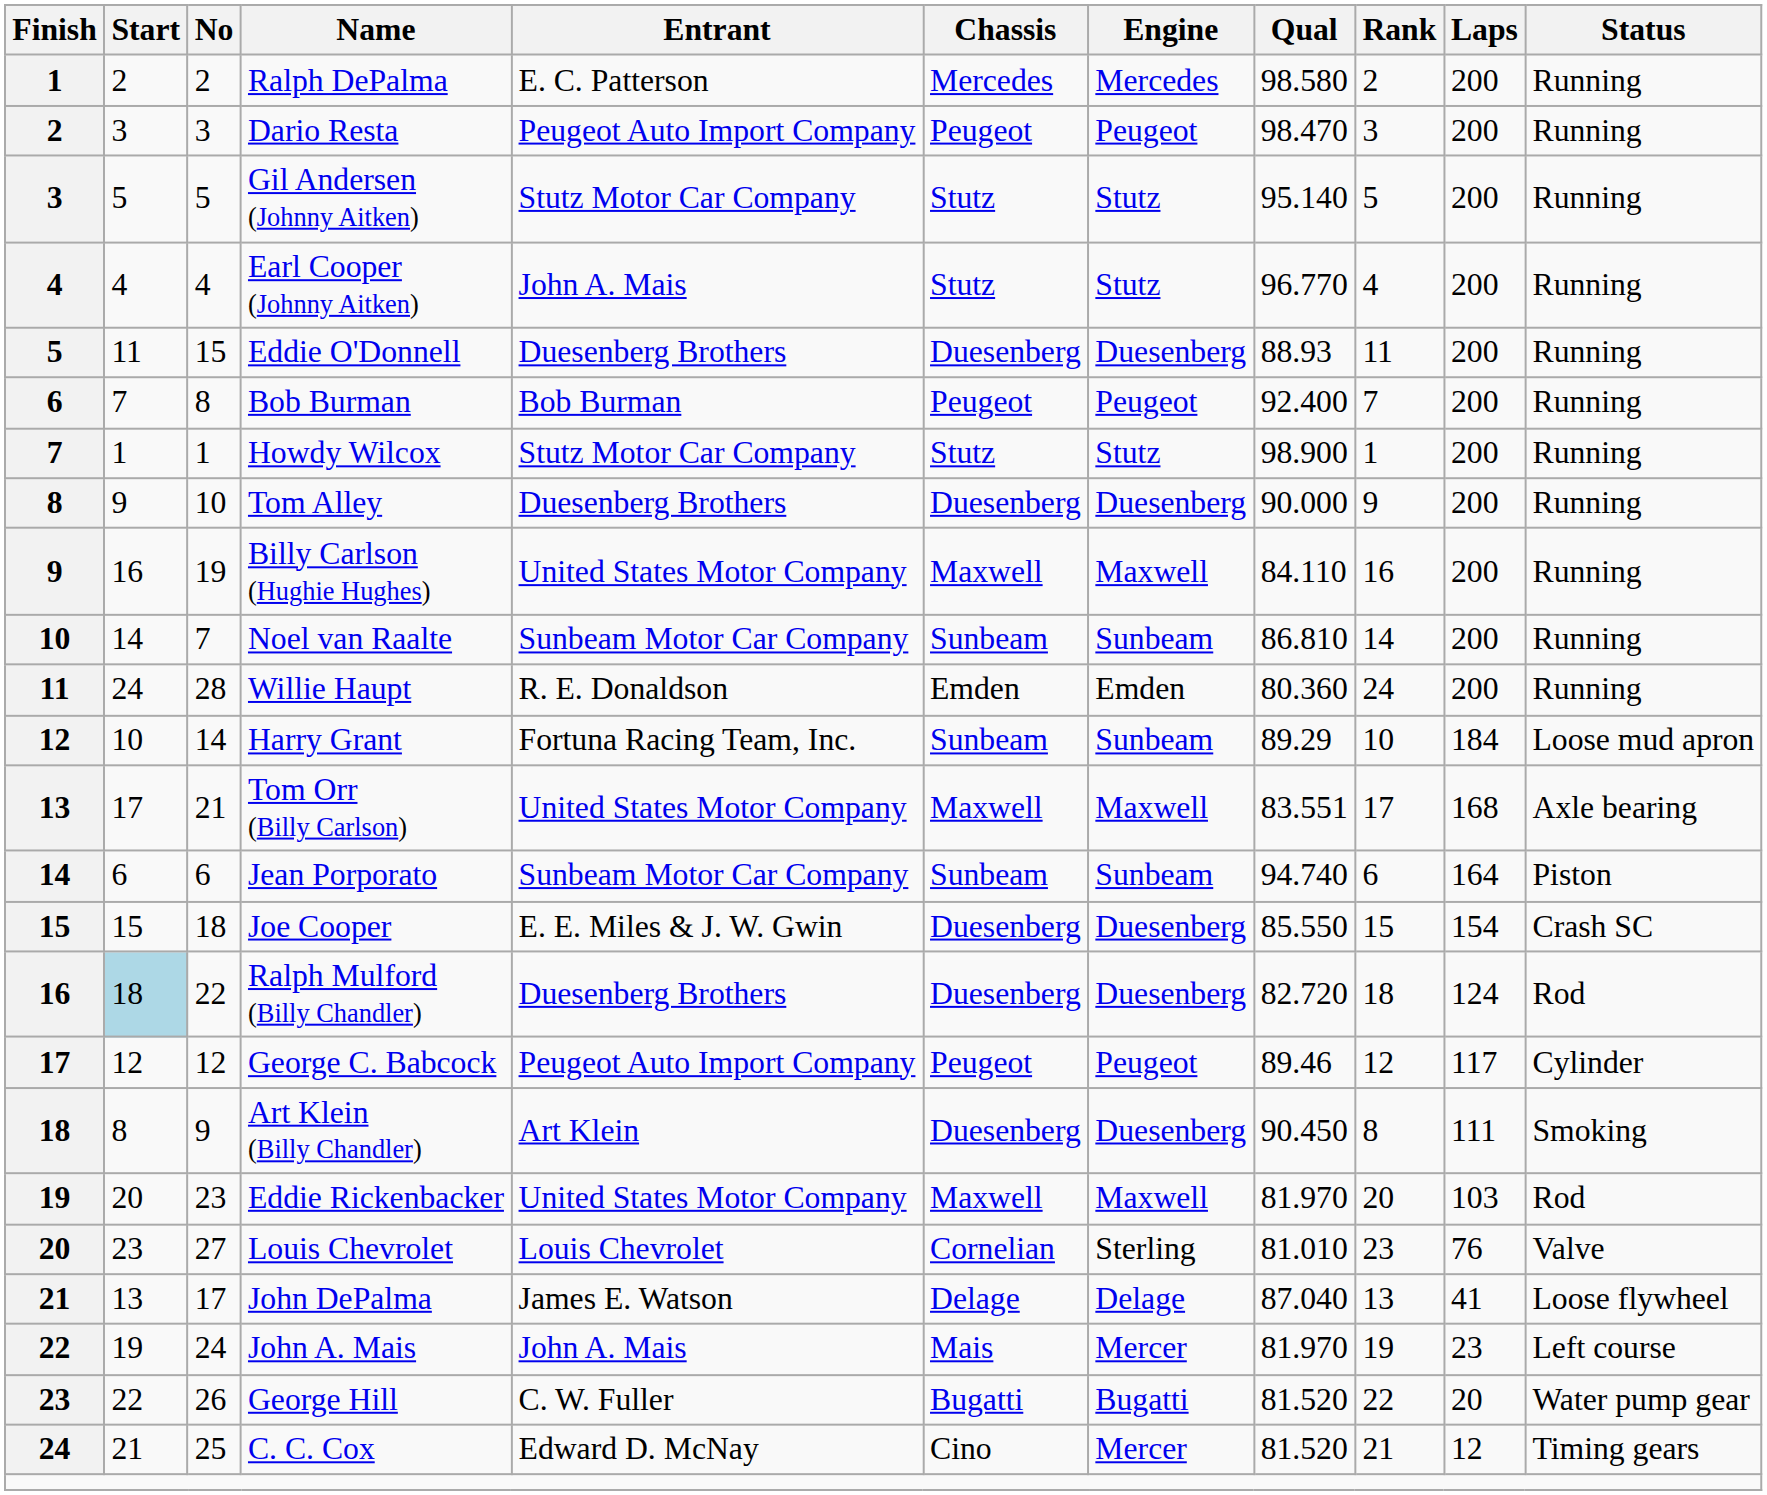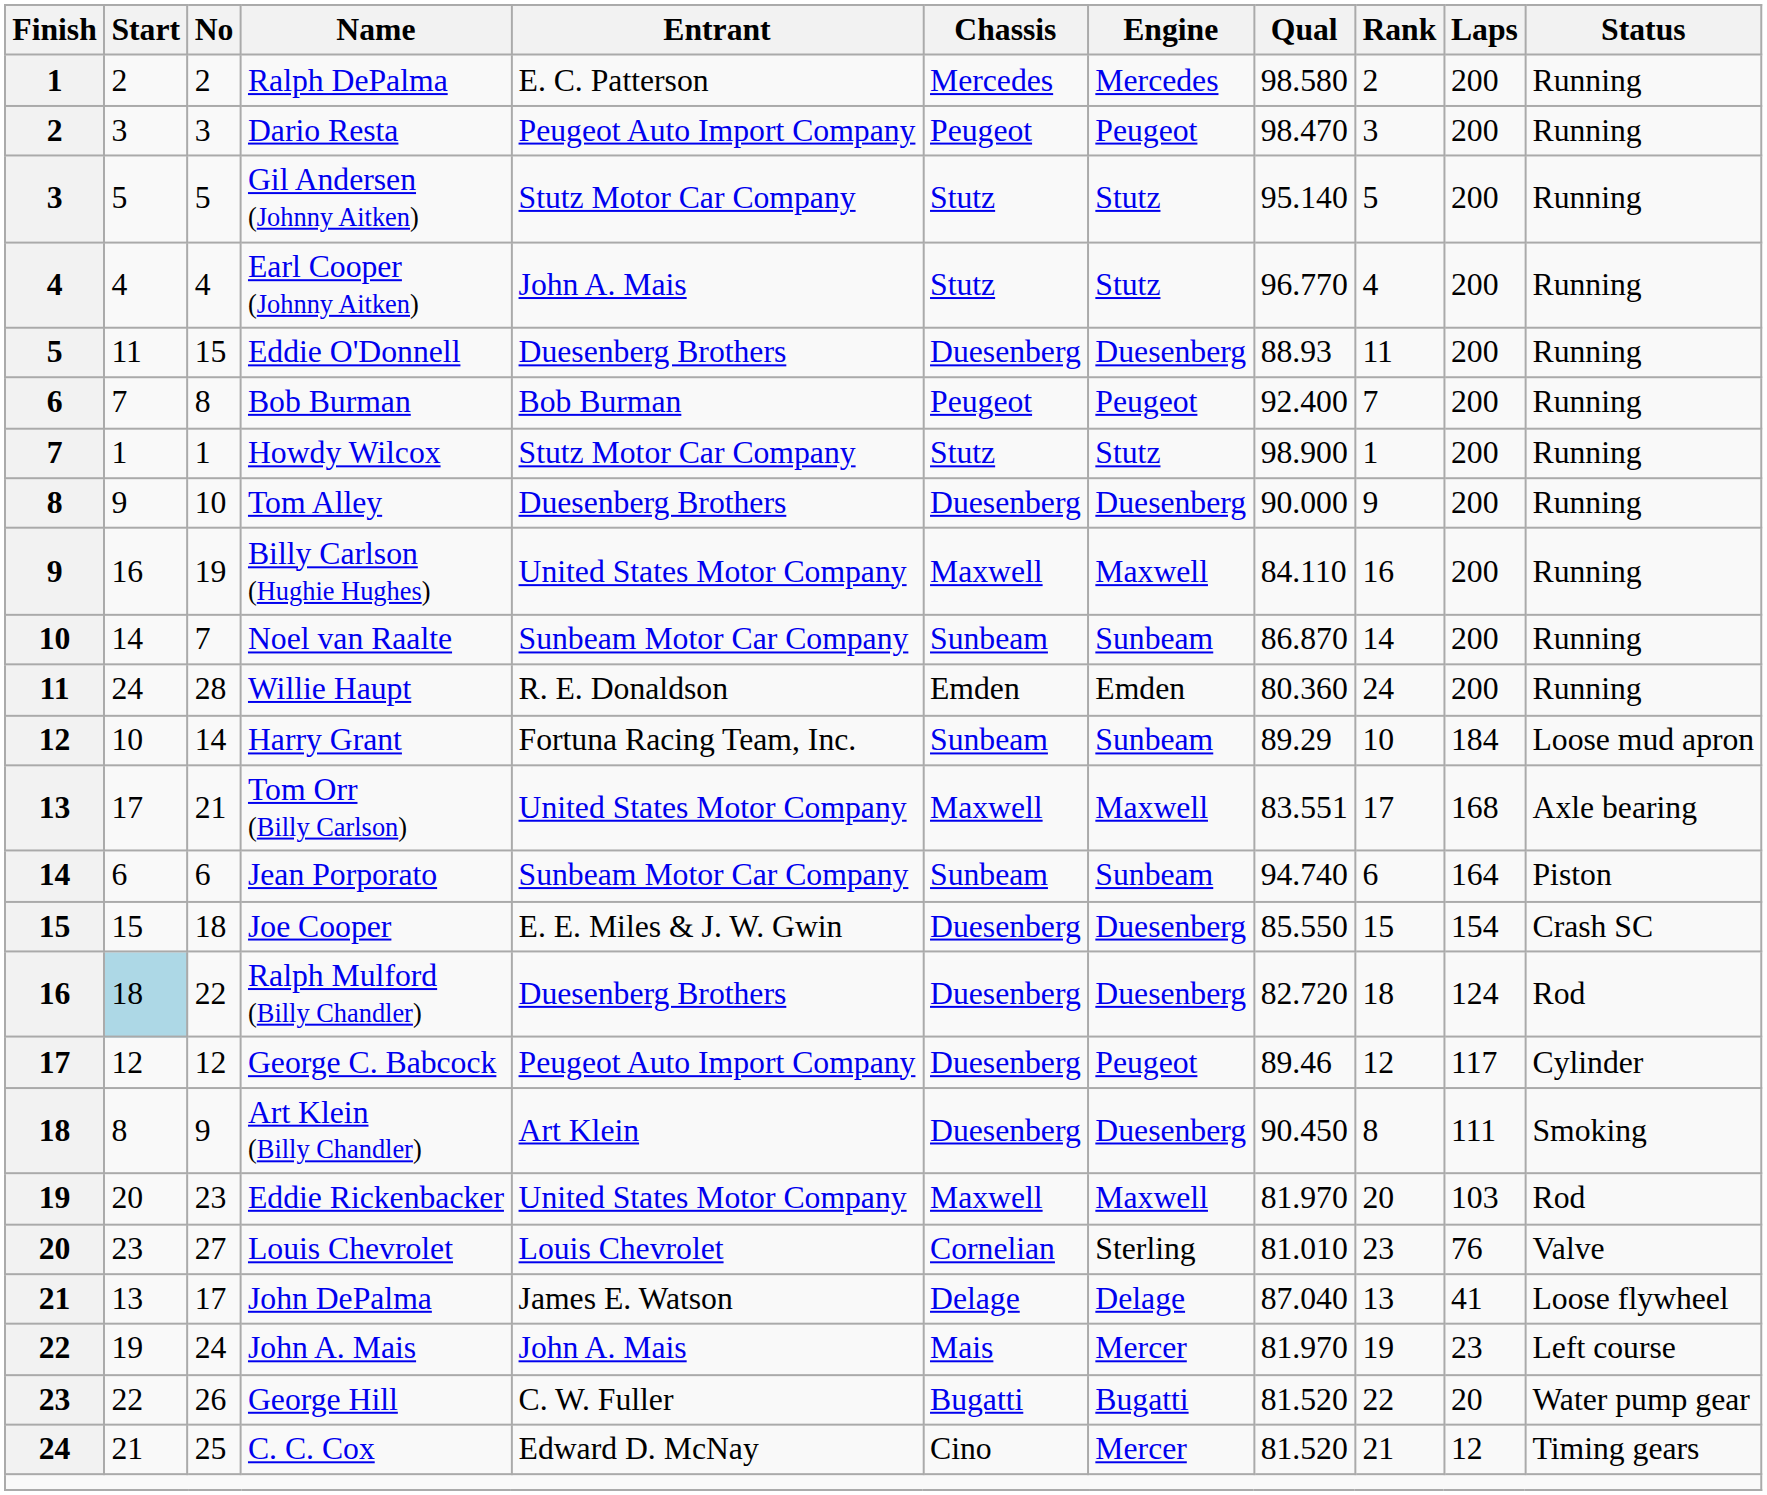(1304, 638) 86.810 -> (1304, 638) 86.870
(981, 1061) Peugeot -> (1005, 1061) Duesenberg
